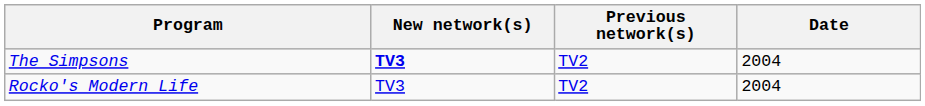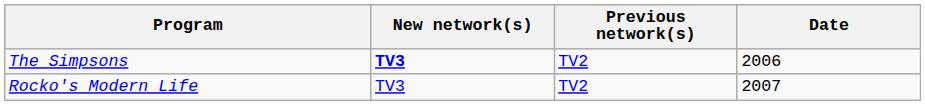(761, 61) 2004 -> (761, 61) 2006
(761, 87) 2004 -> (761, 87) 2007
